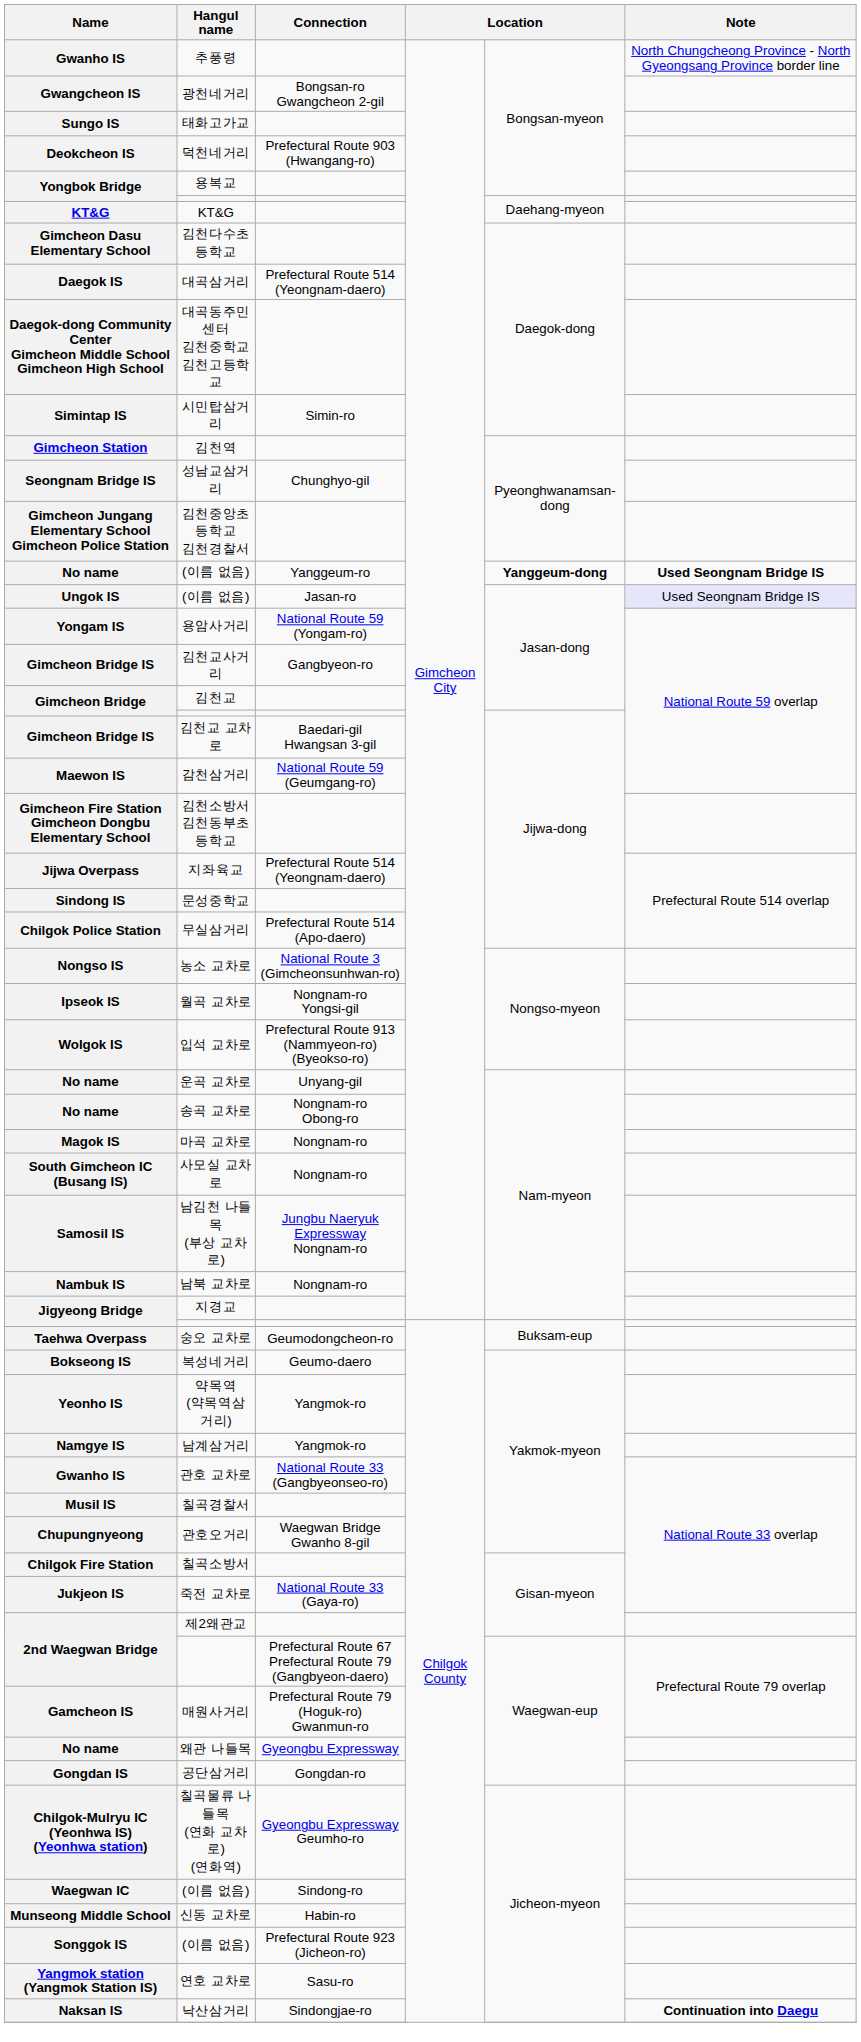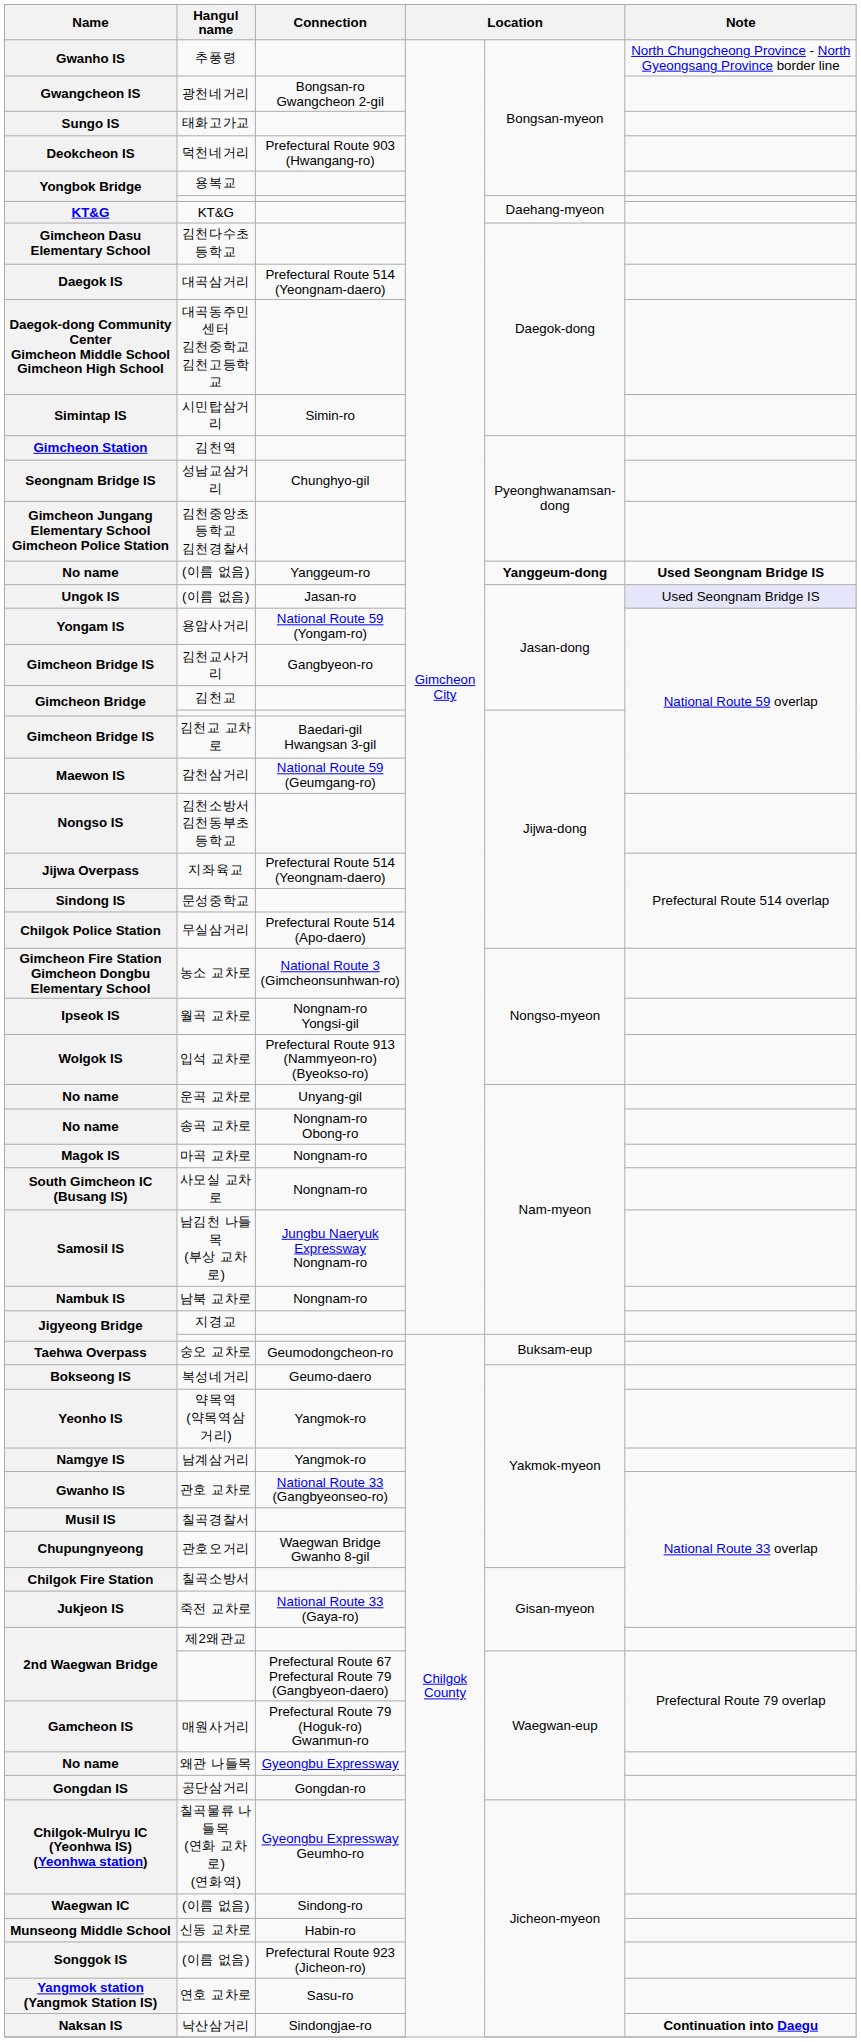(90, 823) Gimcheon Fire Station Gimcheon Dongbu Elementary School -> (90, 823) Nongso IS
(90, 965) Nongso IS -> (90, 973) Gimcheon Fire Station Gimcheon Dongbu Elementary School
